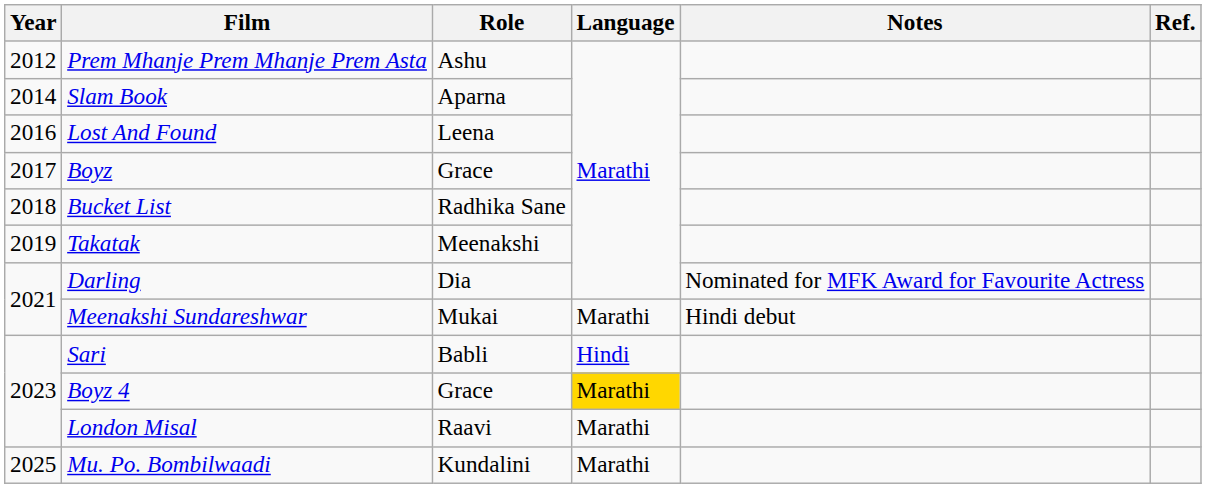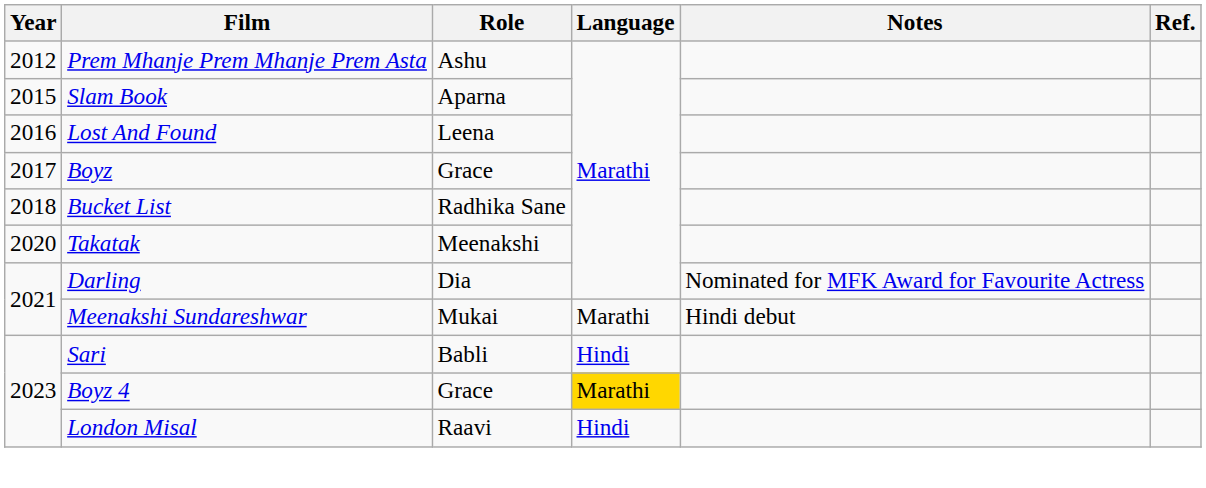(33, 96) 2014 -> (33, 96) 2015
(33, 243) 2019 -> (33, 243) 2020
(613, 427) Marathi -> (603, 427) Hindi
- row: (169, 464)
